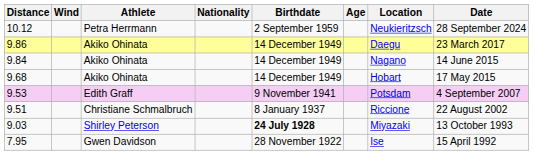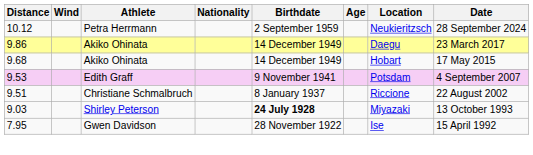- row: (17, 61)
